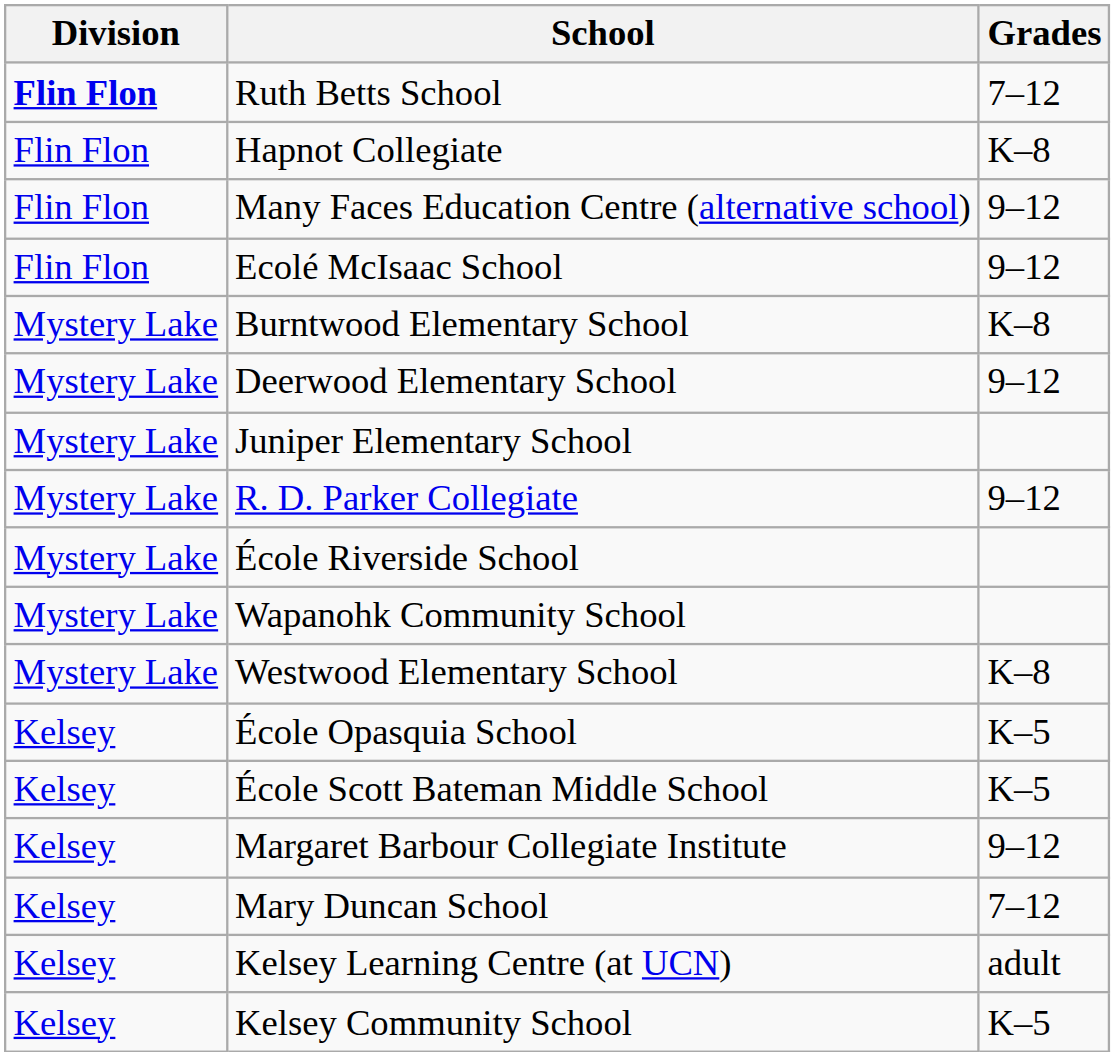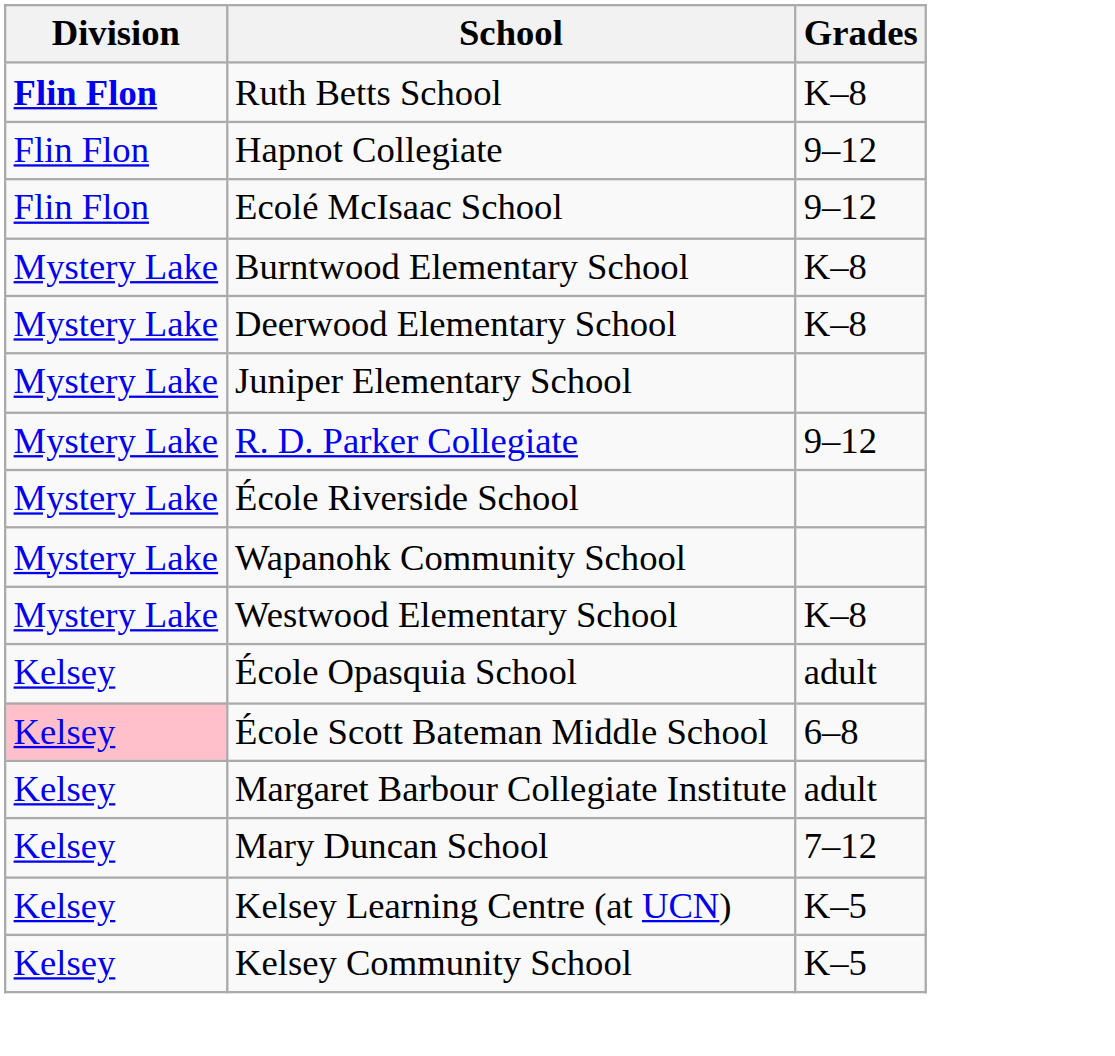(1024, 91) 7–12 -> (835, 91) K–8
(1019, 149) K–8 -> (840, 149) 9–12
- row: (603, 207)
(1024, 382) 9–12 -> (835, 324) K–8
(1019, 730) K–5 -> (840, 672) adult
(64, 788) no background -> (64, 730) pink background
(1019, 788) K–5 -> (831, 730) 6–8
(1024, 847) 9–12 -> (840, 788) adult
(1024, 963) adult -> (835, 905) K–5
